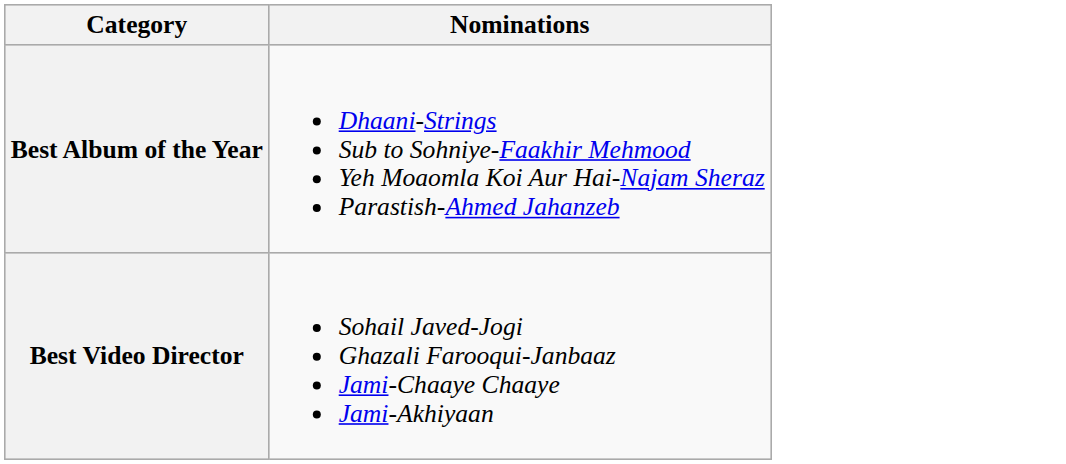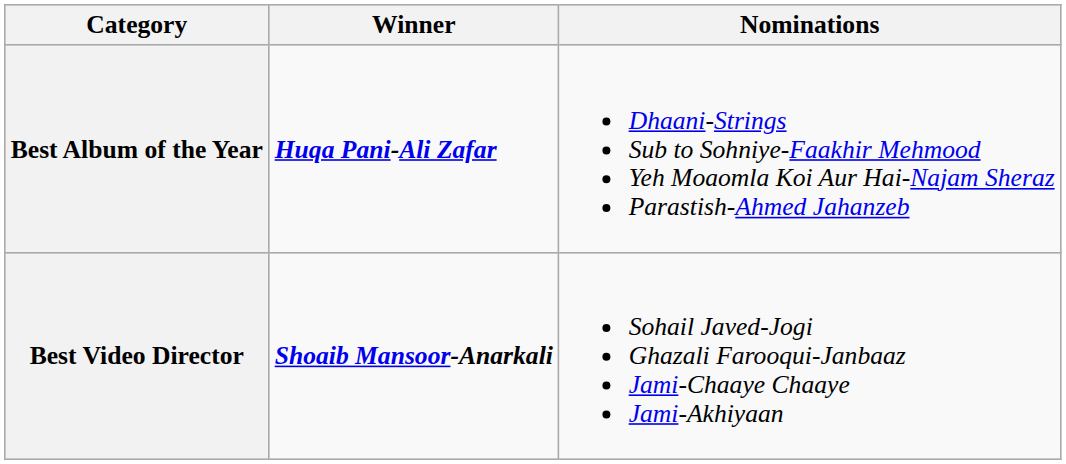+ column: (414, 24)
